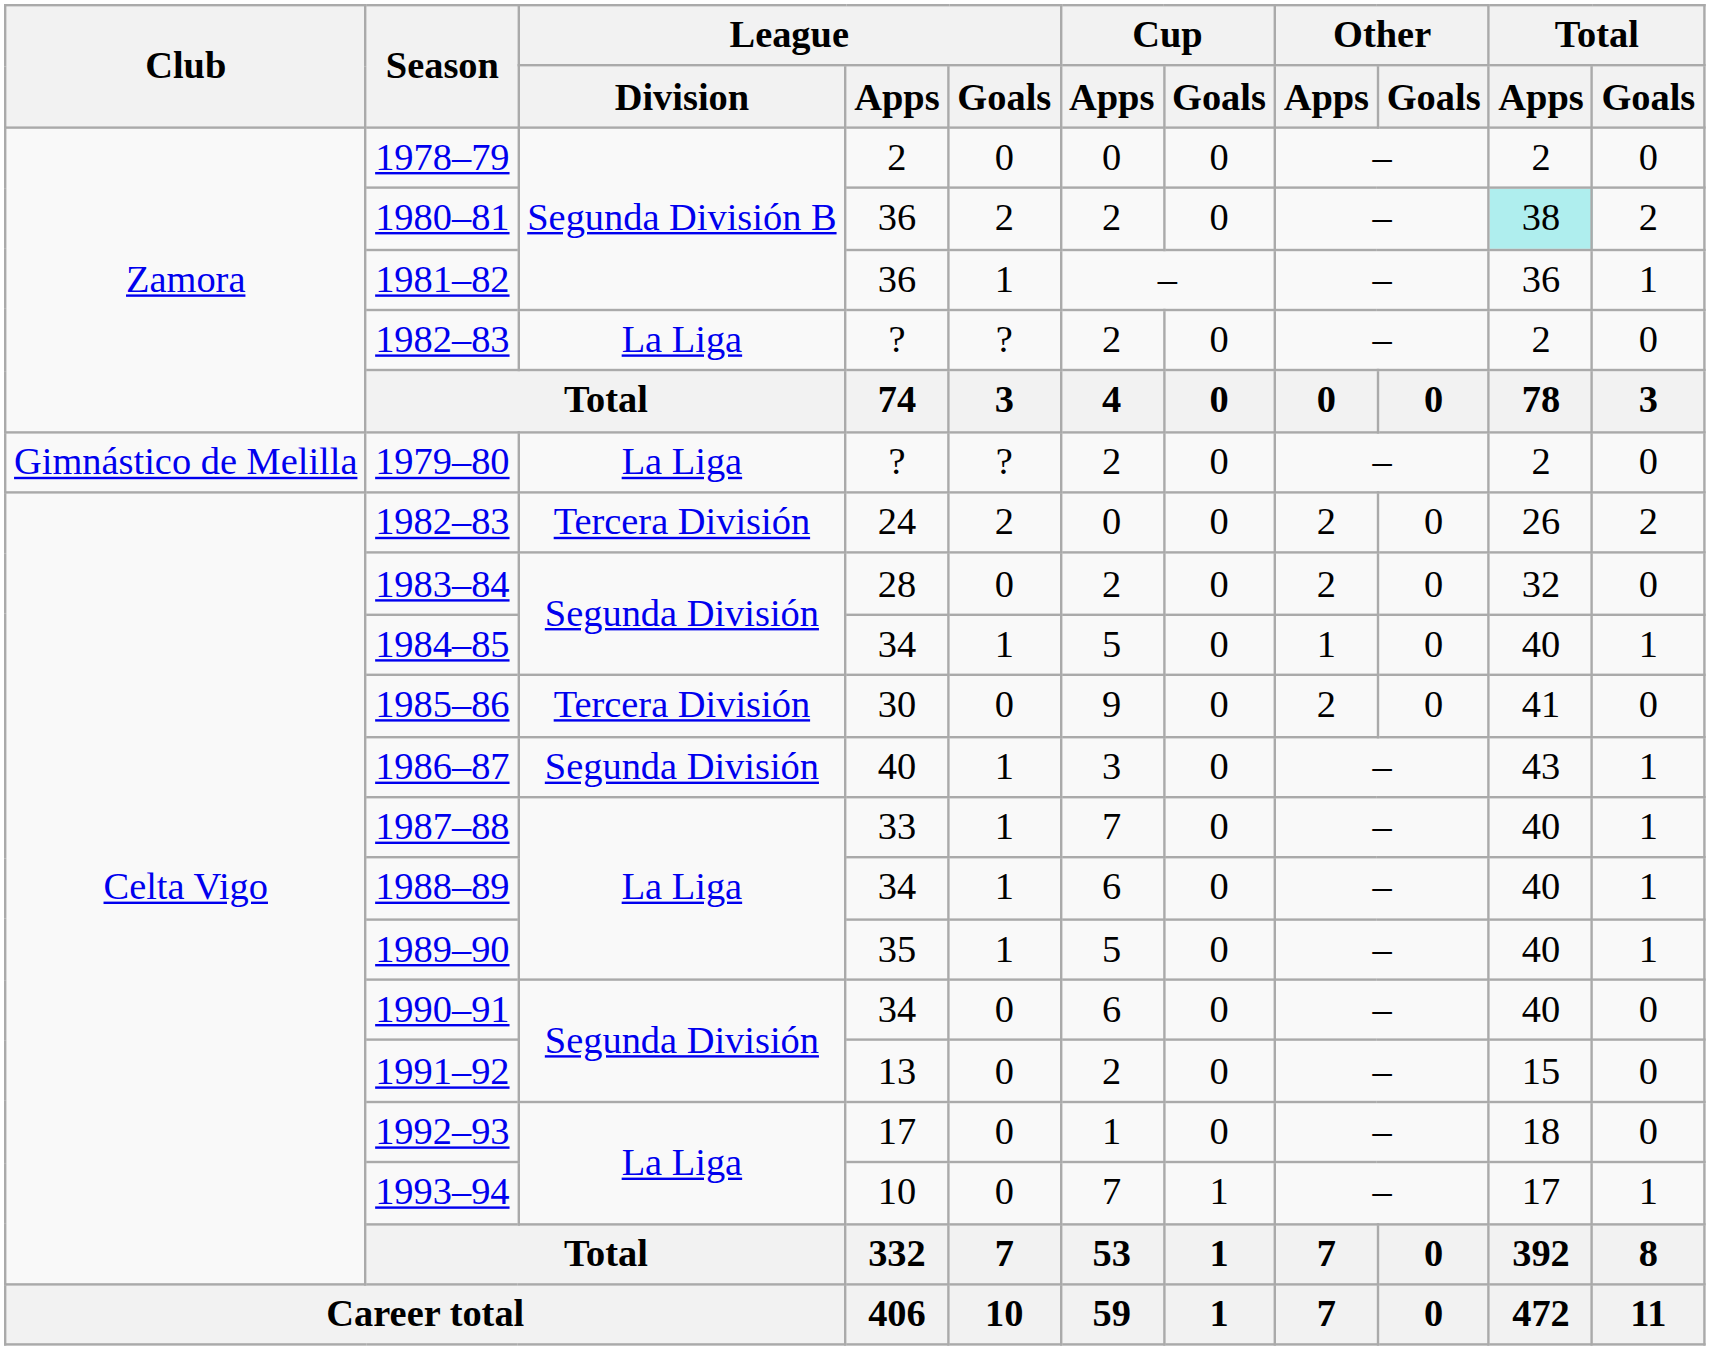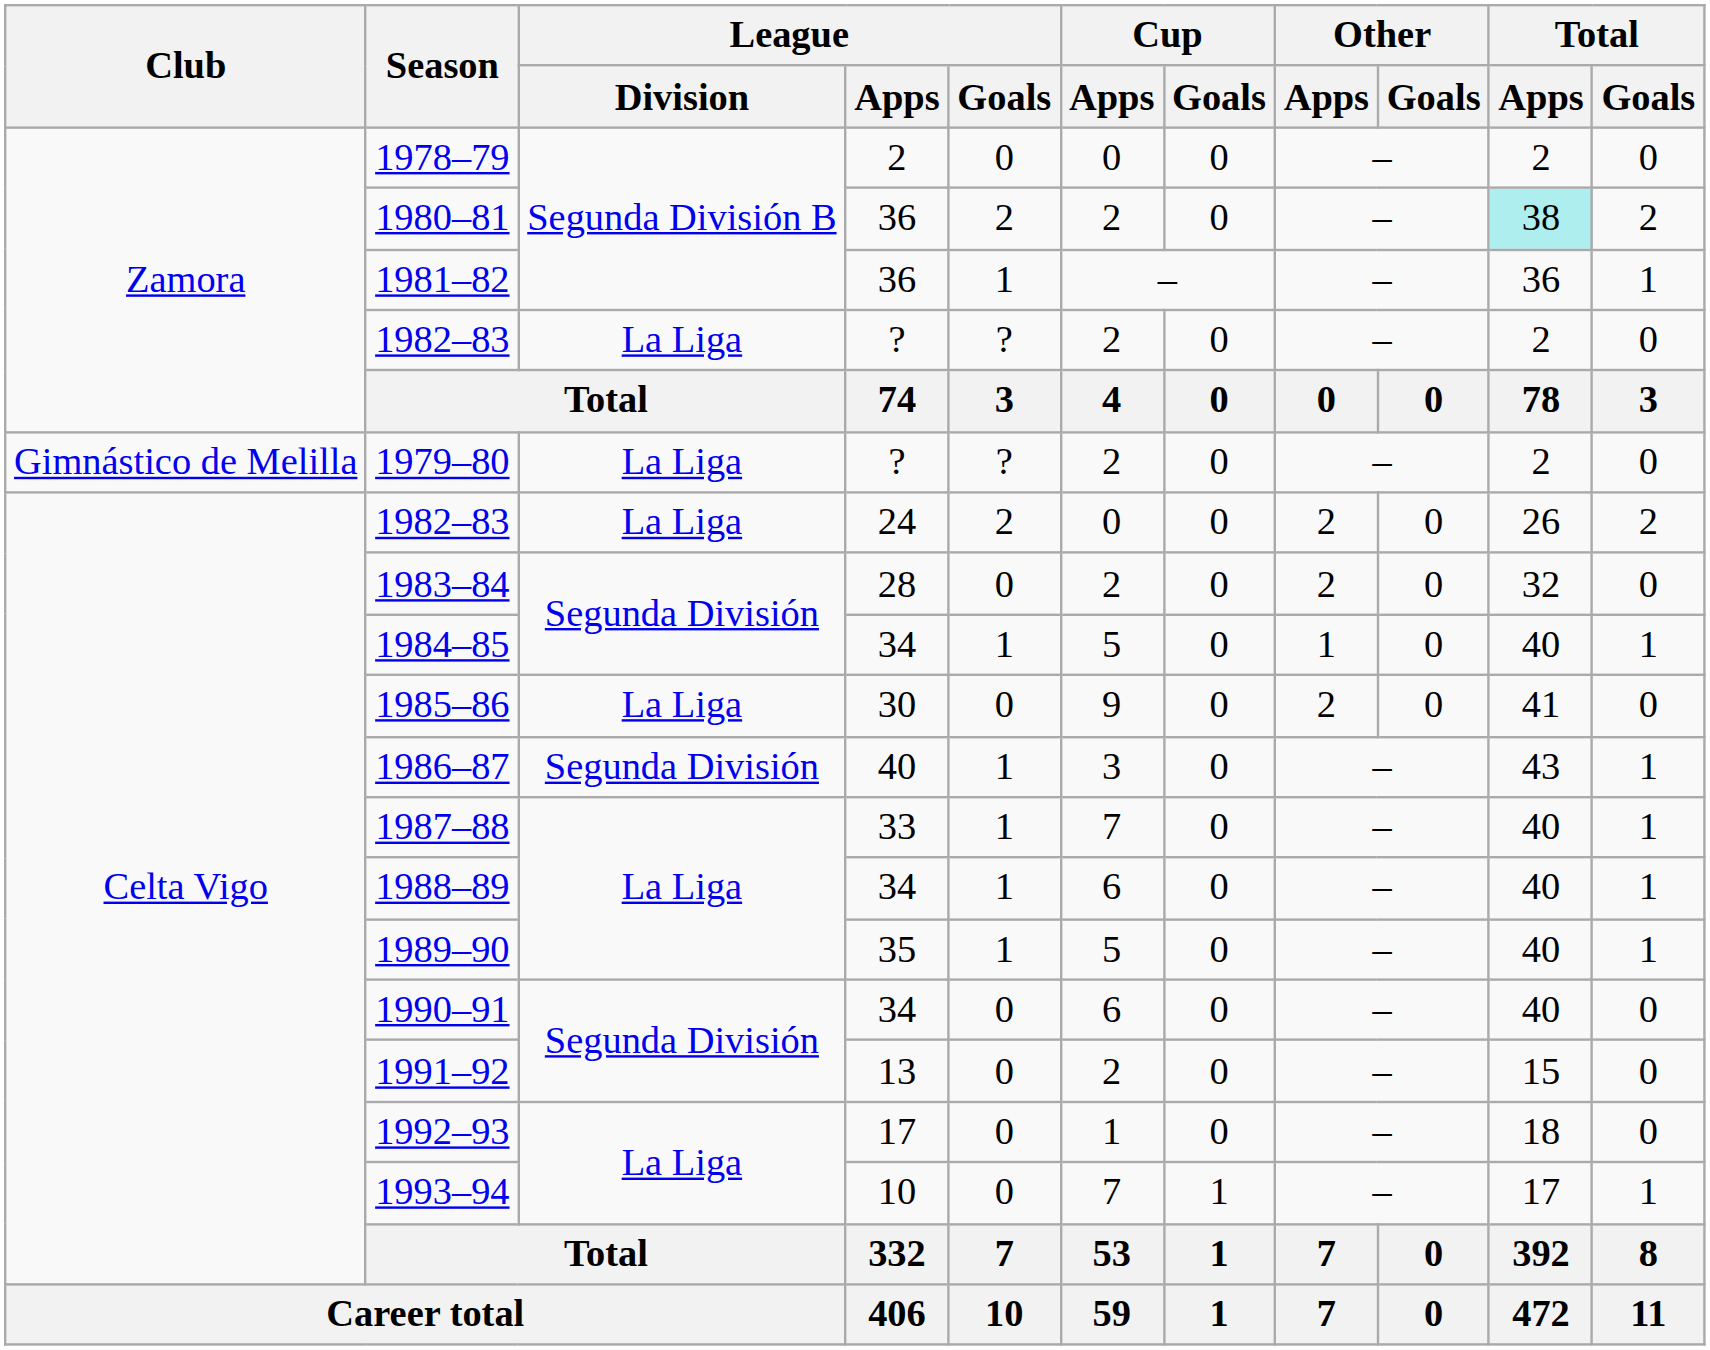(682, 522) Tercera División -> (682, 522) La Liga
(682, 704) Tercera División -> (682, 704) La Liga
